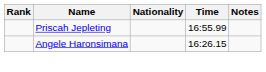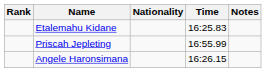+ row: (76, 28)
